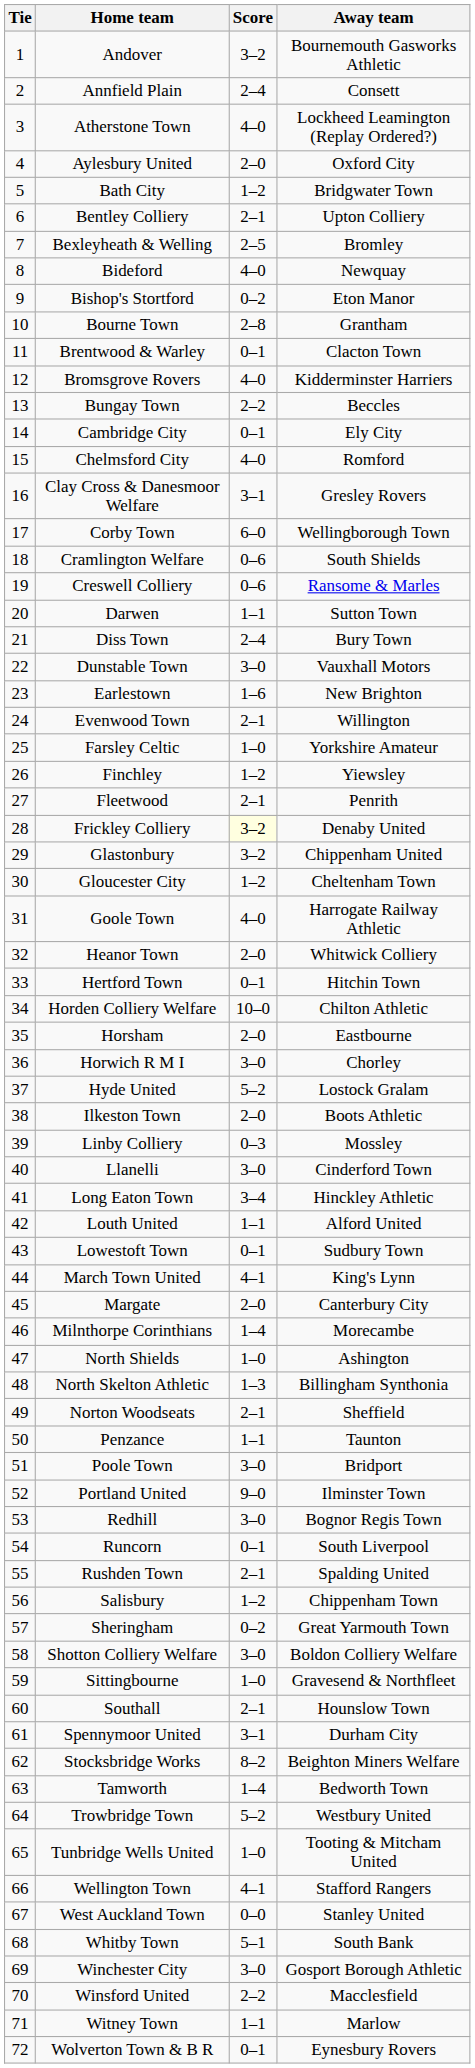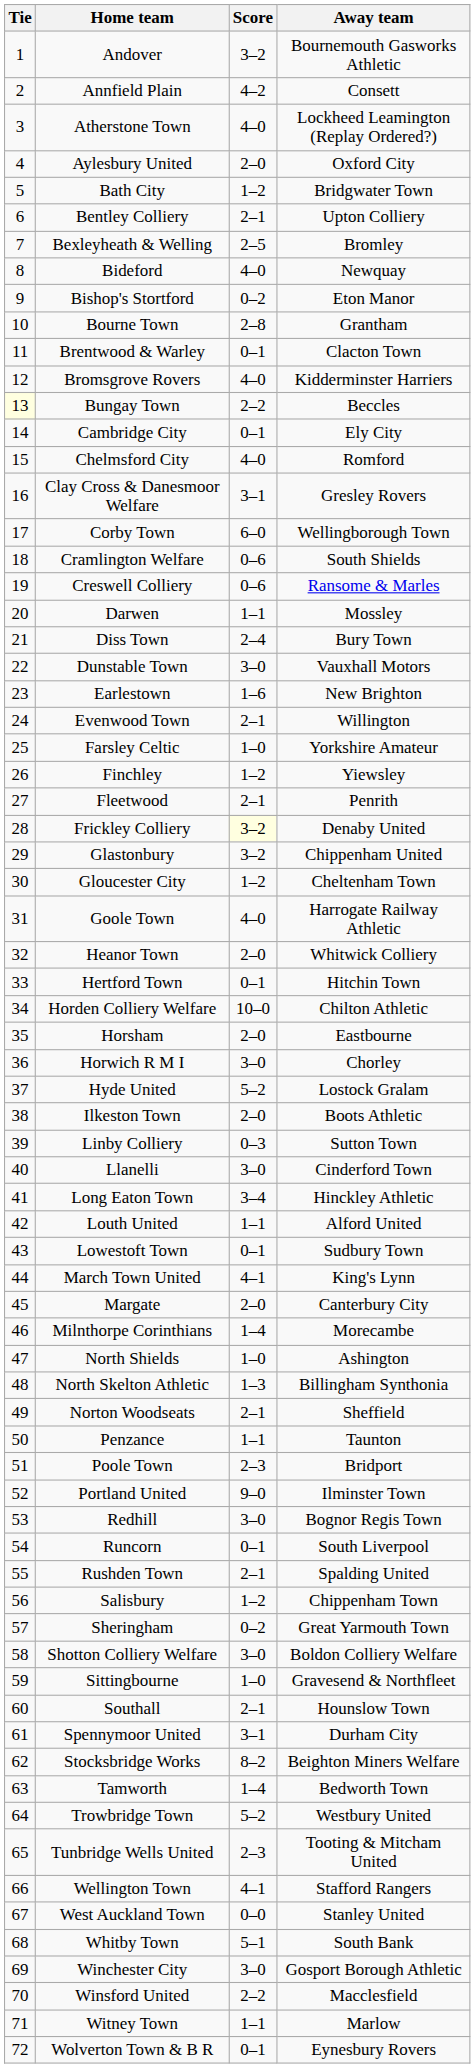(253, 90) 2–4 -> (253, 90) 4–2
(20, 405) no background -> (20, 405) lightyellow background
(374, 613) Sutton Town -> (374, 613) Mossley
(374, 1143) Mossley -> (374, 1143) Sutton Town
(253, 1466) 3–0 -> (253, 1466) 2–3
(253, 1852) 1–0 -> (253, 1852) 2–3
